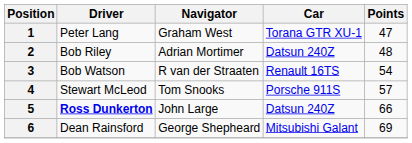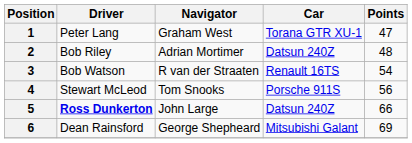(386, 90) 57 -> (386, 90) 56
